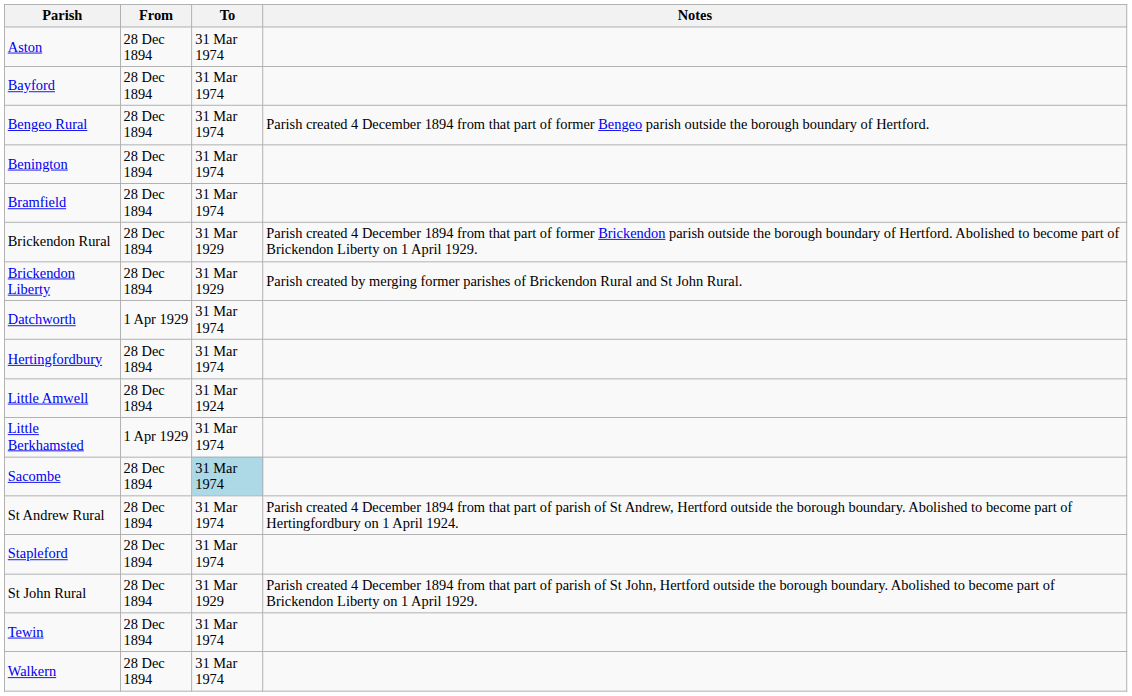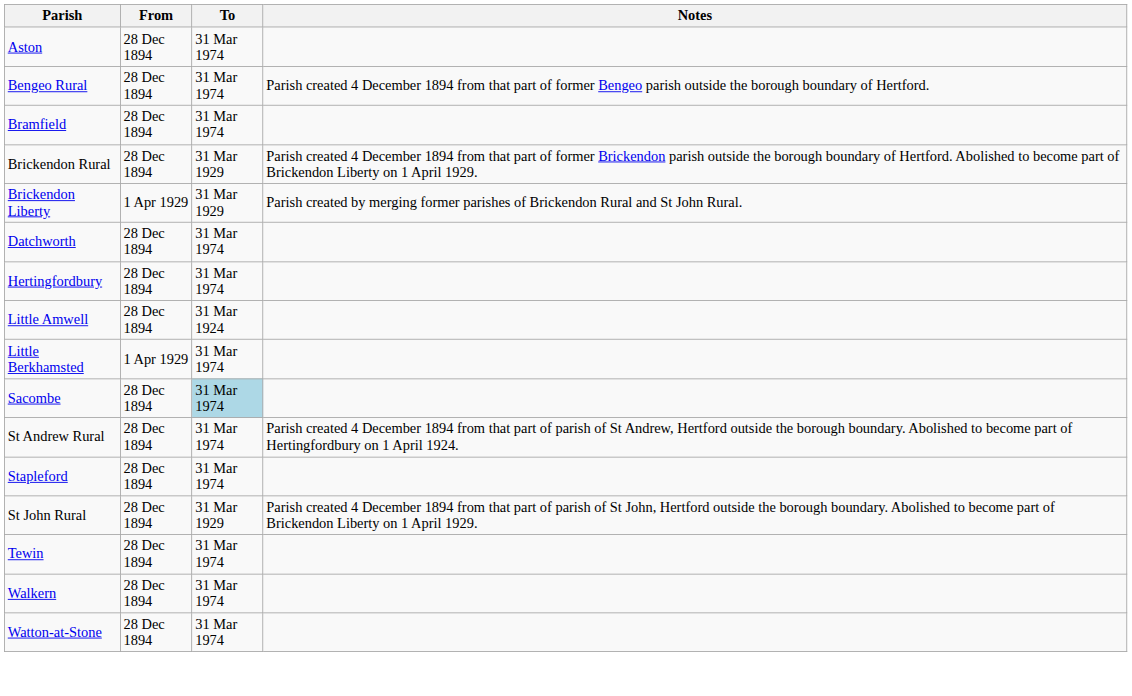- row: (31, 85)
- row: (38, 163)
(144, 281) 28 Dec 1894 -> (156, 203) 1 Apr 1929
(156, 320) 1 Apr 1929 -> (144, 242) 28 Dec 1894
+ row: (55, 632)
